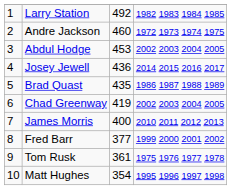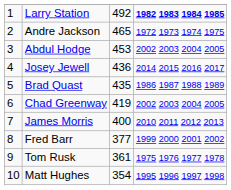(180, 13) normal -> (180, 13) bold
(122, 31) 460 -> (122, 31) 465
